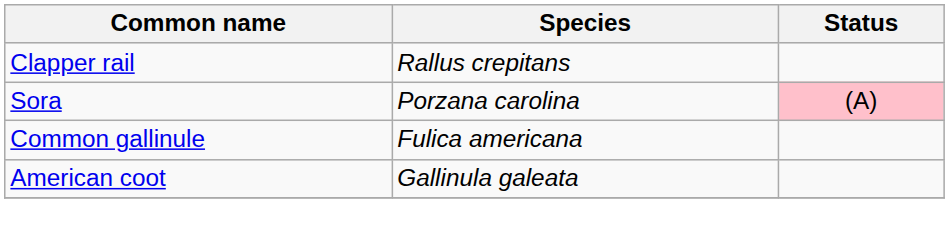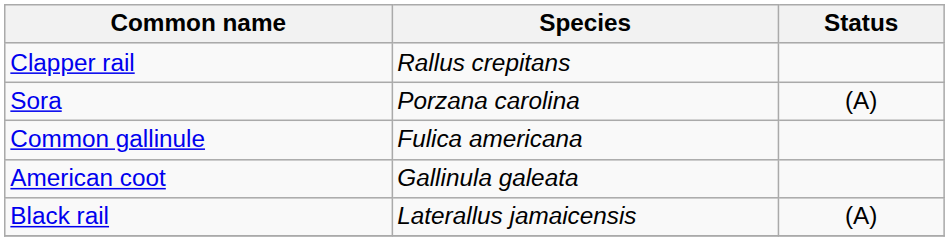(861, 100) pink background -> (861, 100) no background
+ row: (60, 216)
